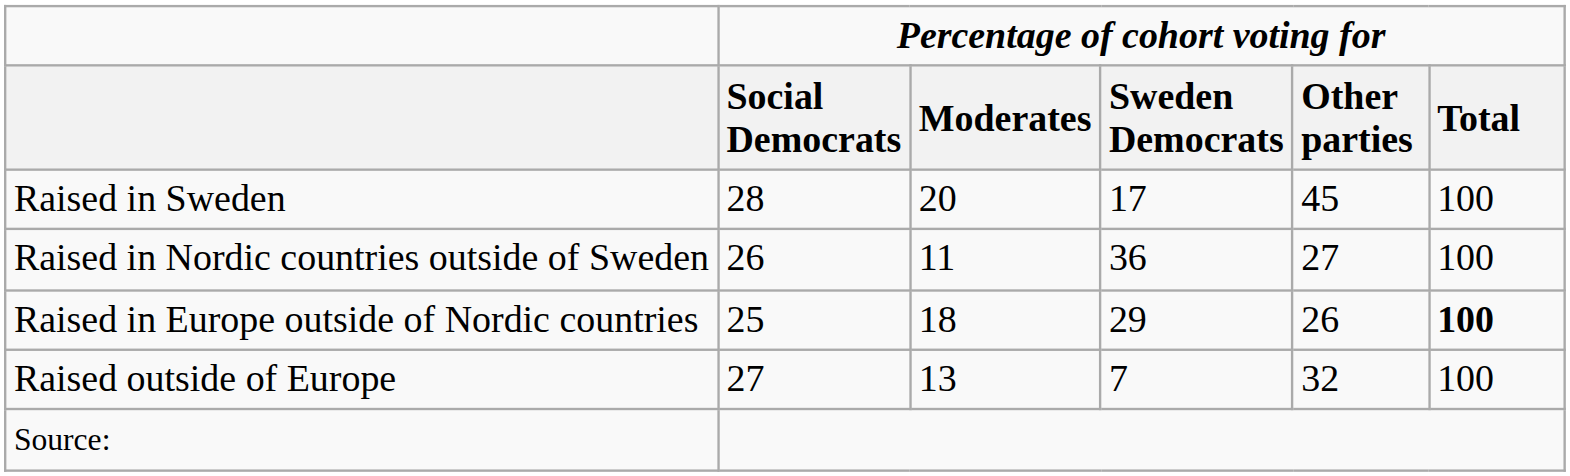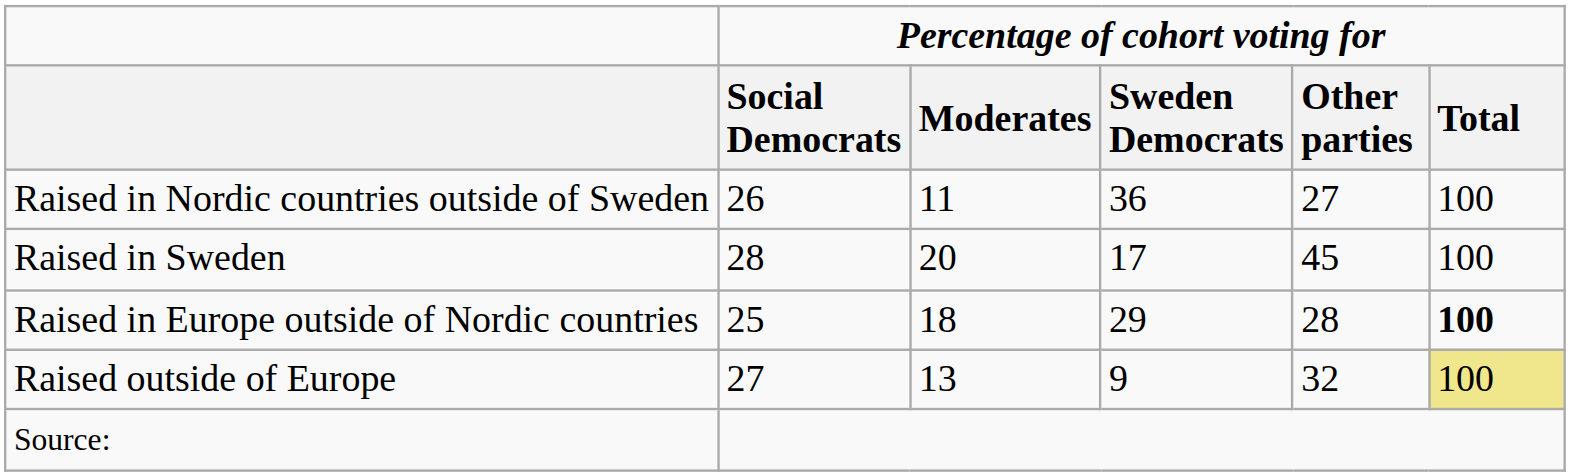rows swapped: (150, 198) <-> (361, 258)
(1320, 318) 26 -> (1320, 318) 28
(1118, 378) 7 -> (1118, 378) 9
(1466, 378) no background -> (1466, 378) khaki background
